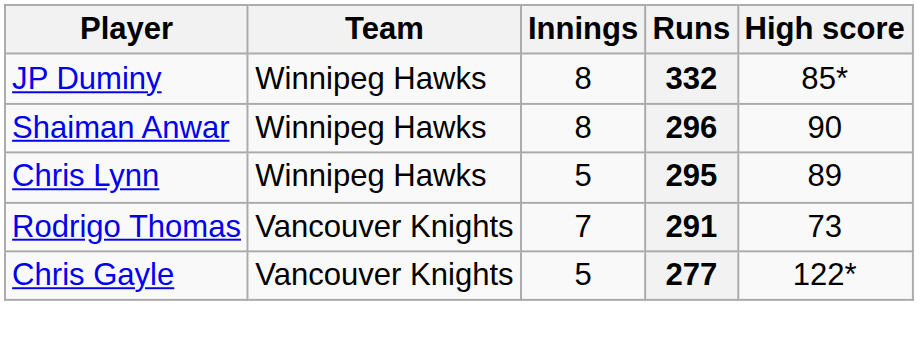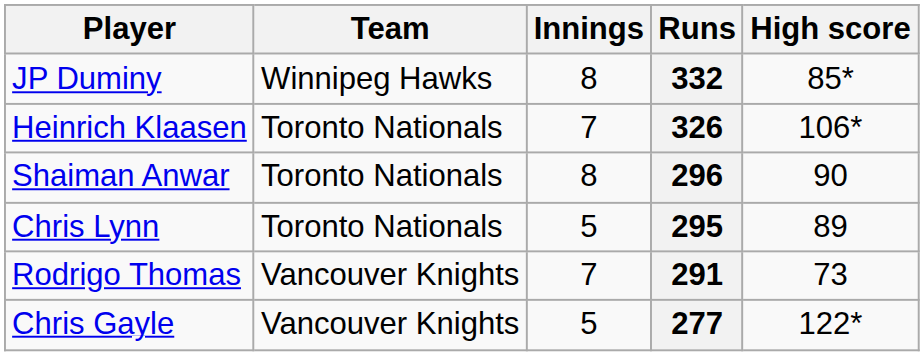+ row: (697, 127)
(371, 127) Winnipeg Hawks -> (382, 176) Toronto Nationals
(371, 176) Winnipeg Hawks -> (382, 226) Toronto Nationals
